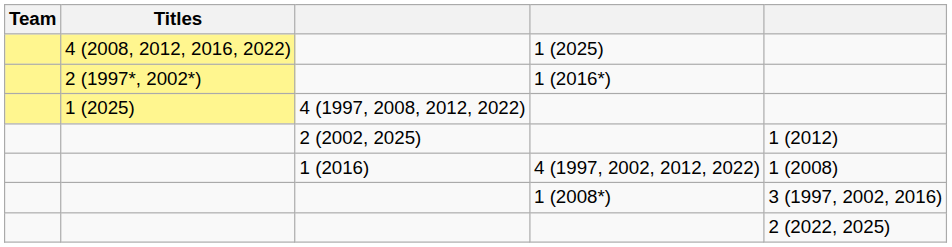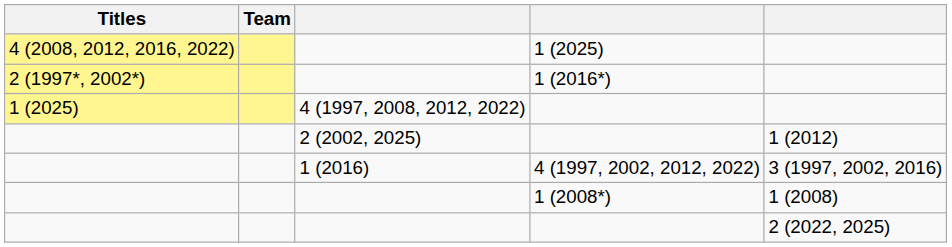columns swapped: (33, 19) <-> (178, 19)
(803, 167) 1 (2008) -> (855, 167) 3 (1997, 2002, 2016)
(855, 197) 3 (1997, 2002, 2016) -> (803, 197) 1 (2008)
